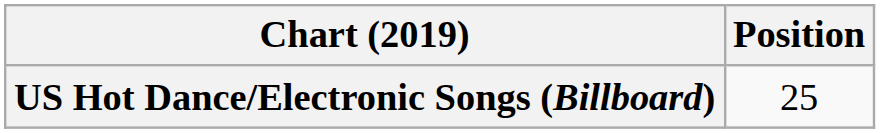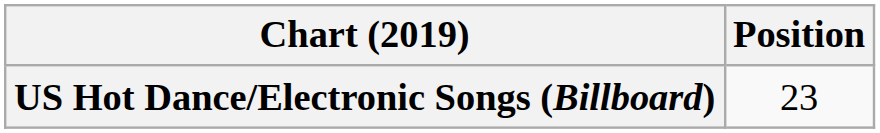(799, 95) 25 -> (799, 95) 23
